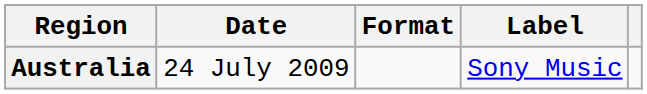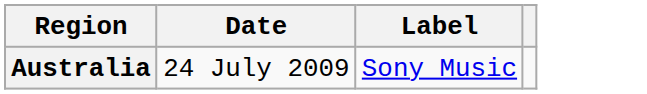- column: (408, 26)
